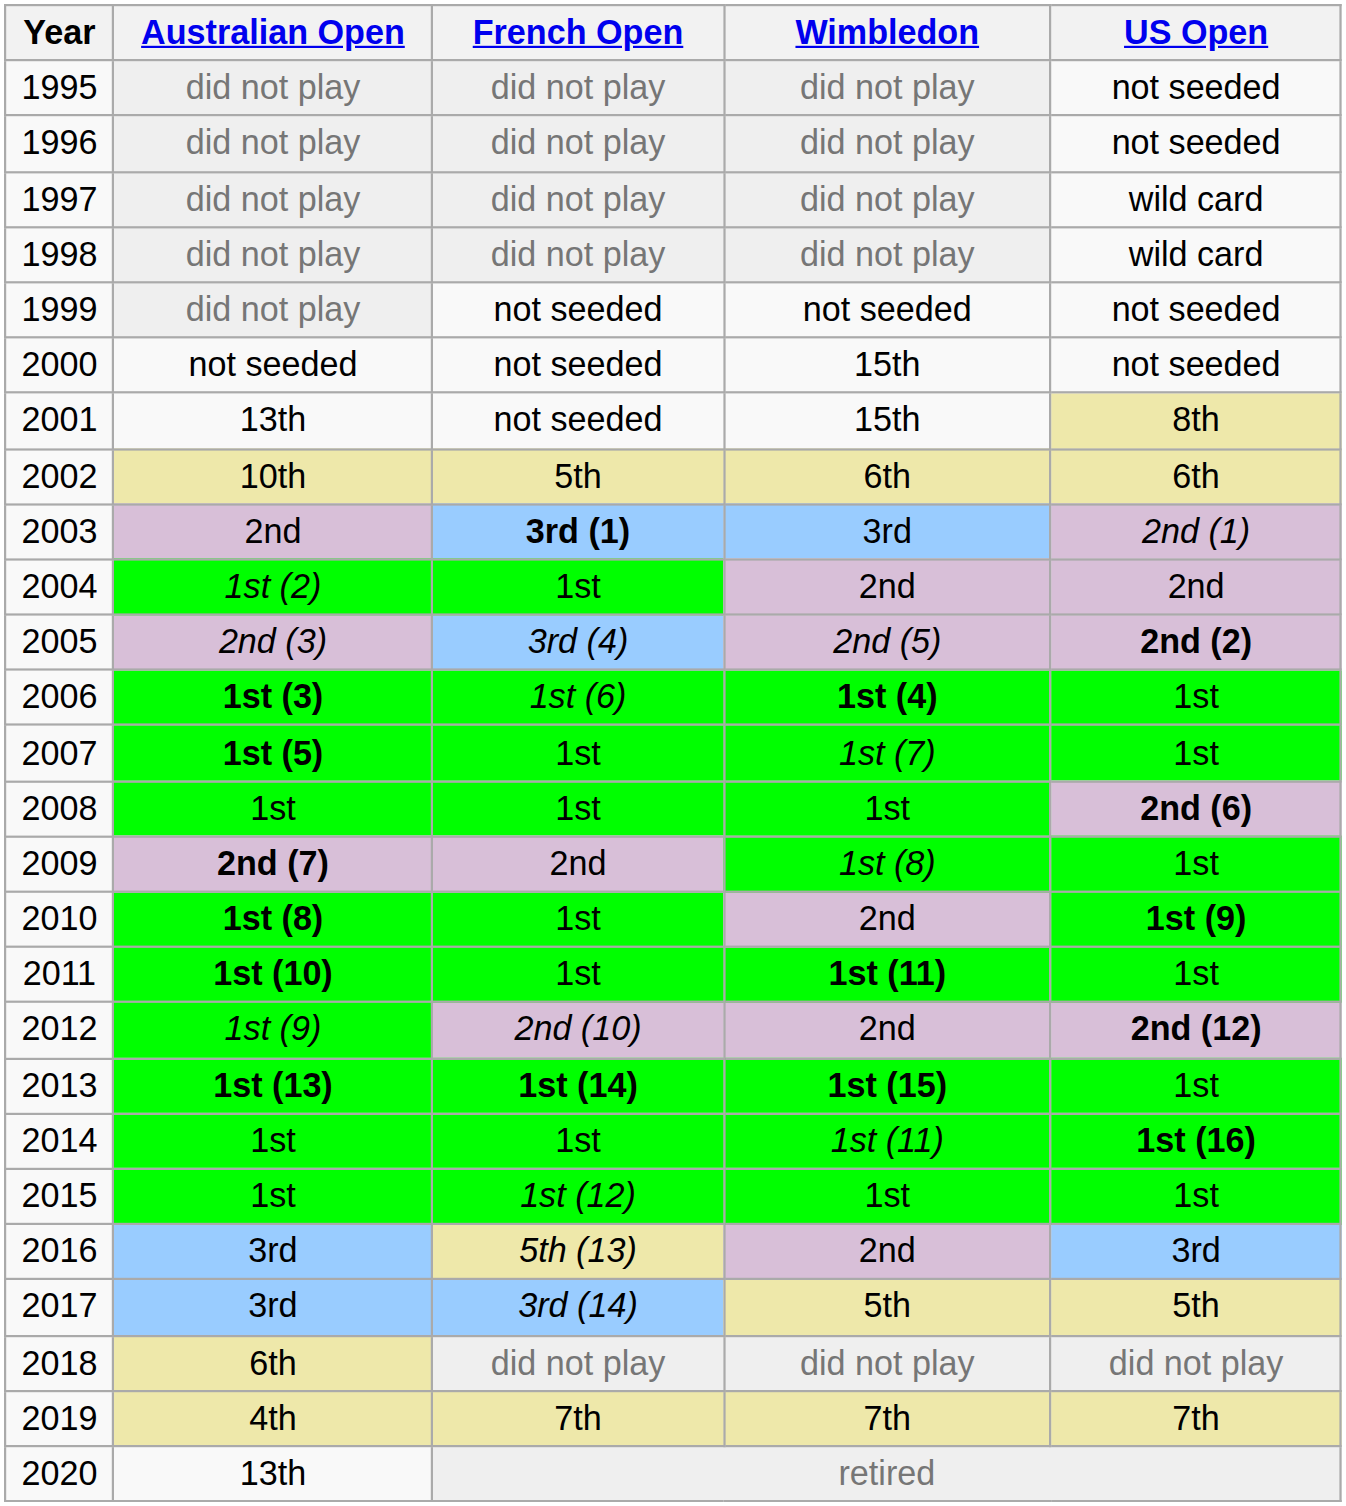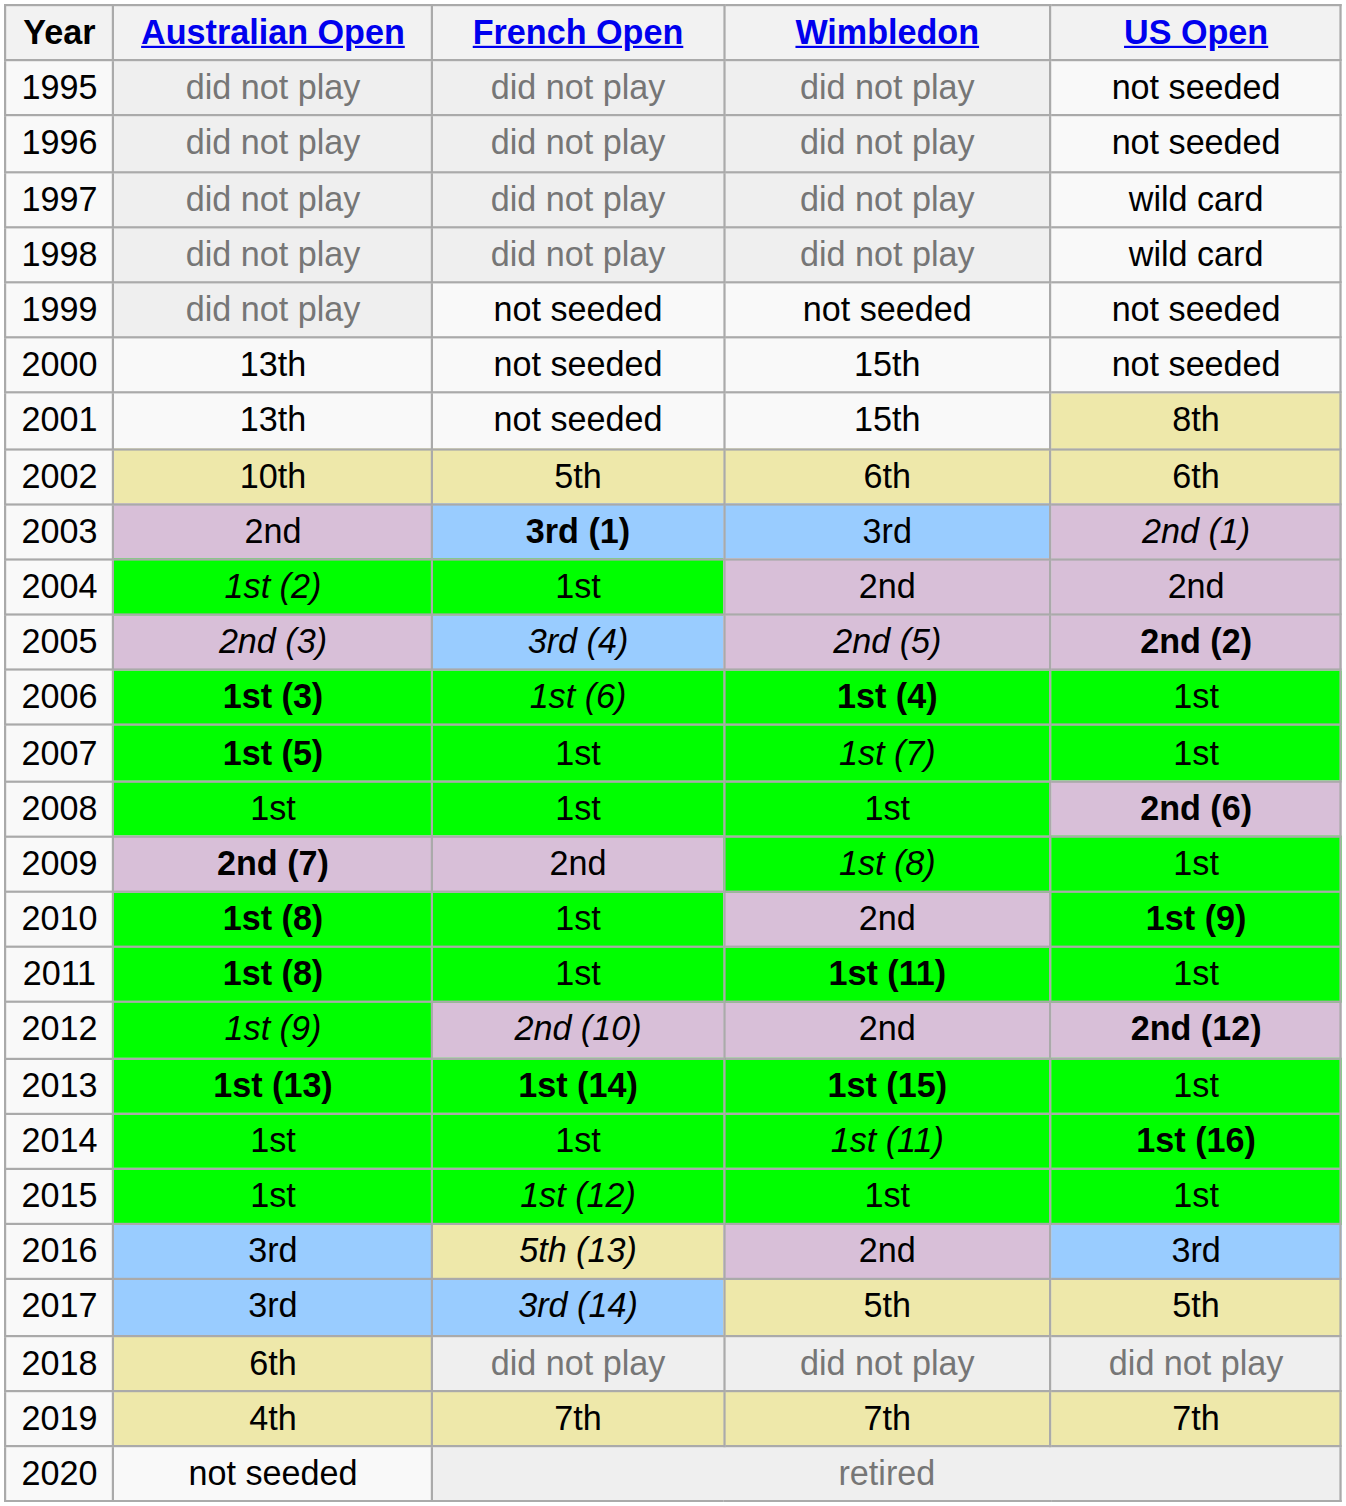(273, 364) not seeded -> (273, 364) 13th
(273, 973) 1st (10) -> (273, 973) 1st (8)
(273, 1472) 13th -> (273, 1472) not seeded
